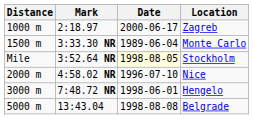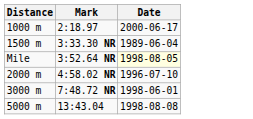- column: (214, 12)
